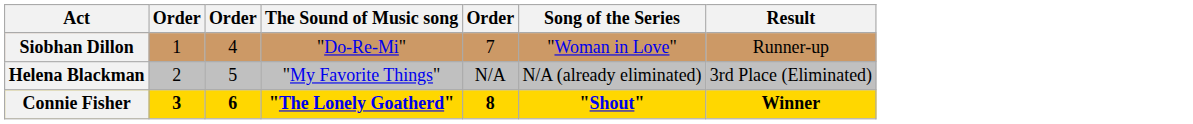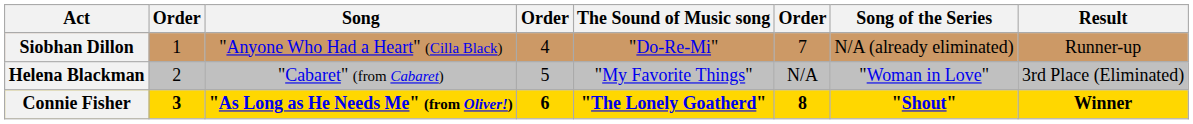+ column: (361, 18)
(612, 47) "Woman in Love" -> (924, 47) N/A (already eliminated)
(612, 75) N/A (already eliminated) -> (924, 75) "Woman in Love"
